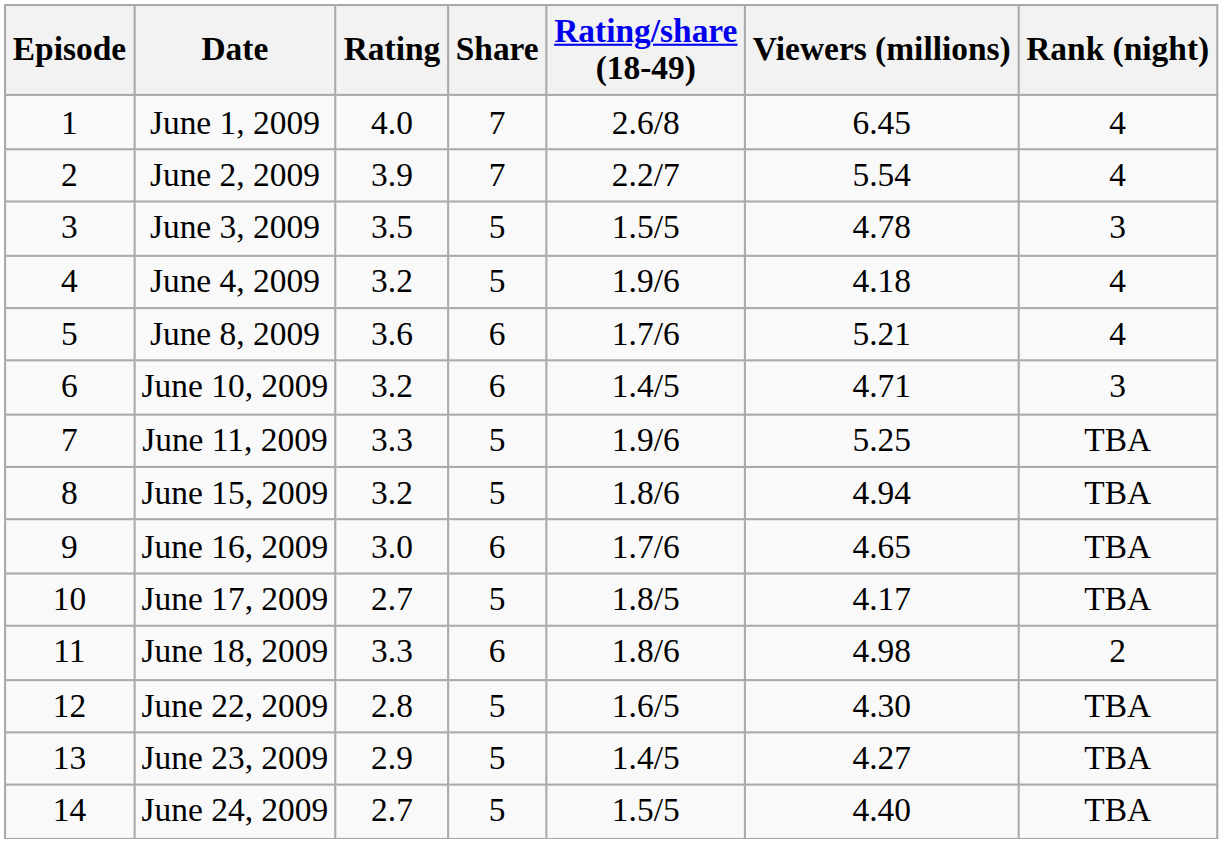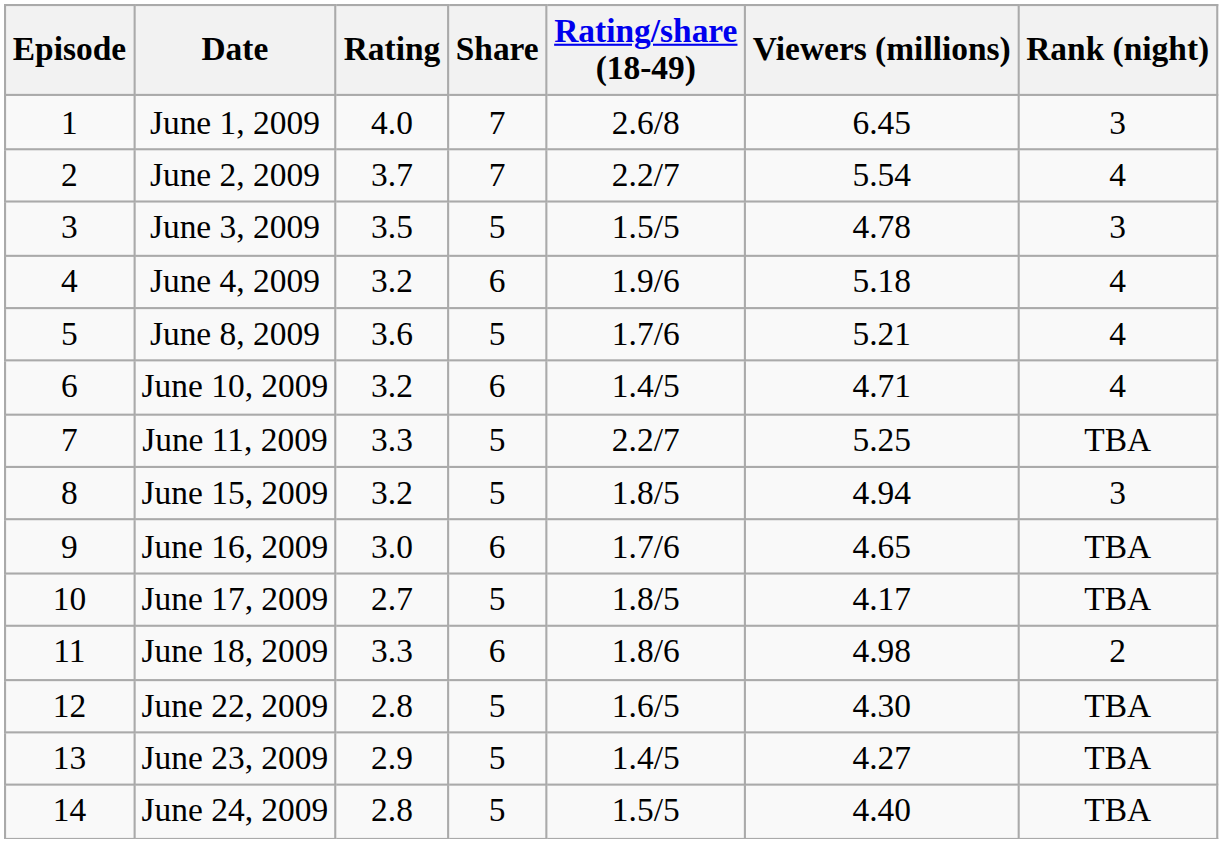(1118, 121) 4 -> (1118, 121) 3
(392, 174) 3.9 -> (392, 174) 3.7
(497, 280) 5 -> (497, 280) 6
(882, 280) 4.18 -> (882, 280) 5.18
(497, 333) 6 -> (497, 333) 5
(1118, 386) 3 -> (1118, 386) 4
(646, 439) 1.9/6 -> (646, 439) 2.2/7
(646, 492) 1.8/6 -> (646, 492) 1.8/5
(1118, 492) TBA -> (1118, 492) 3
(392, 811) 2.7 -> (392, 811) 2.8
